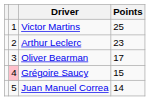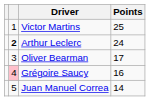(14, 42) normal -> (14, 42) bold
(119, 42) 23 -> (119, 42) 24
(119, 72) 15 -> (119, 72) 16
